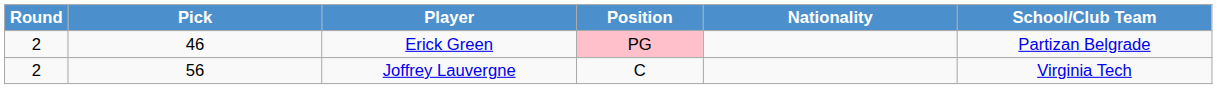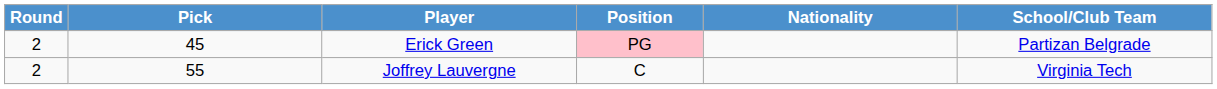(195, 44) 46 -> (195, 44) 45
(195, 70) 56 -> (195, 70) 55
